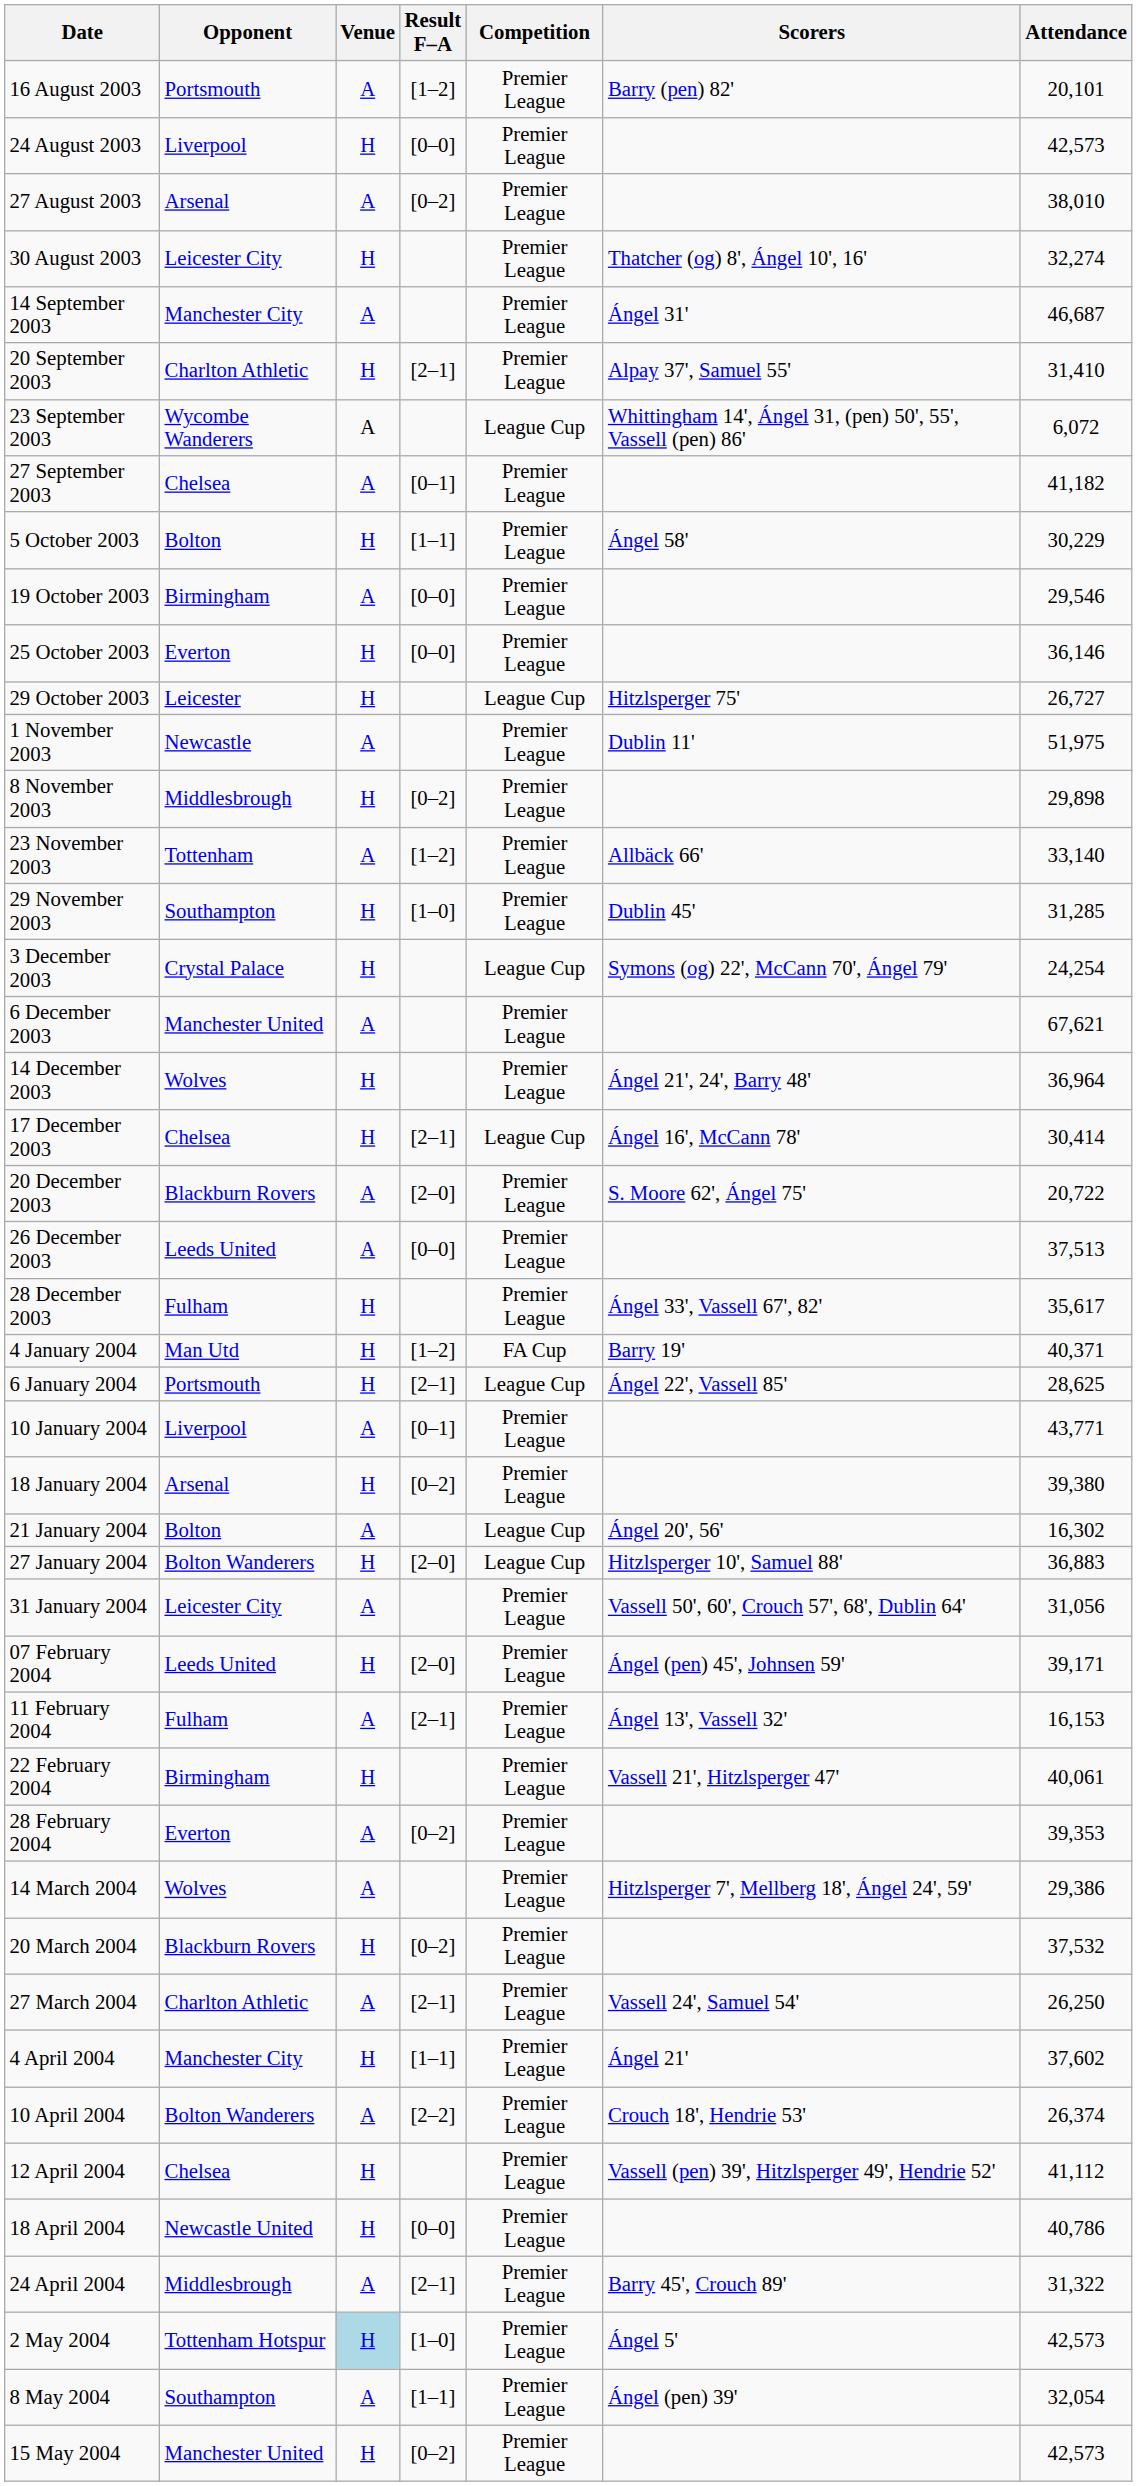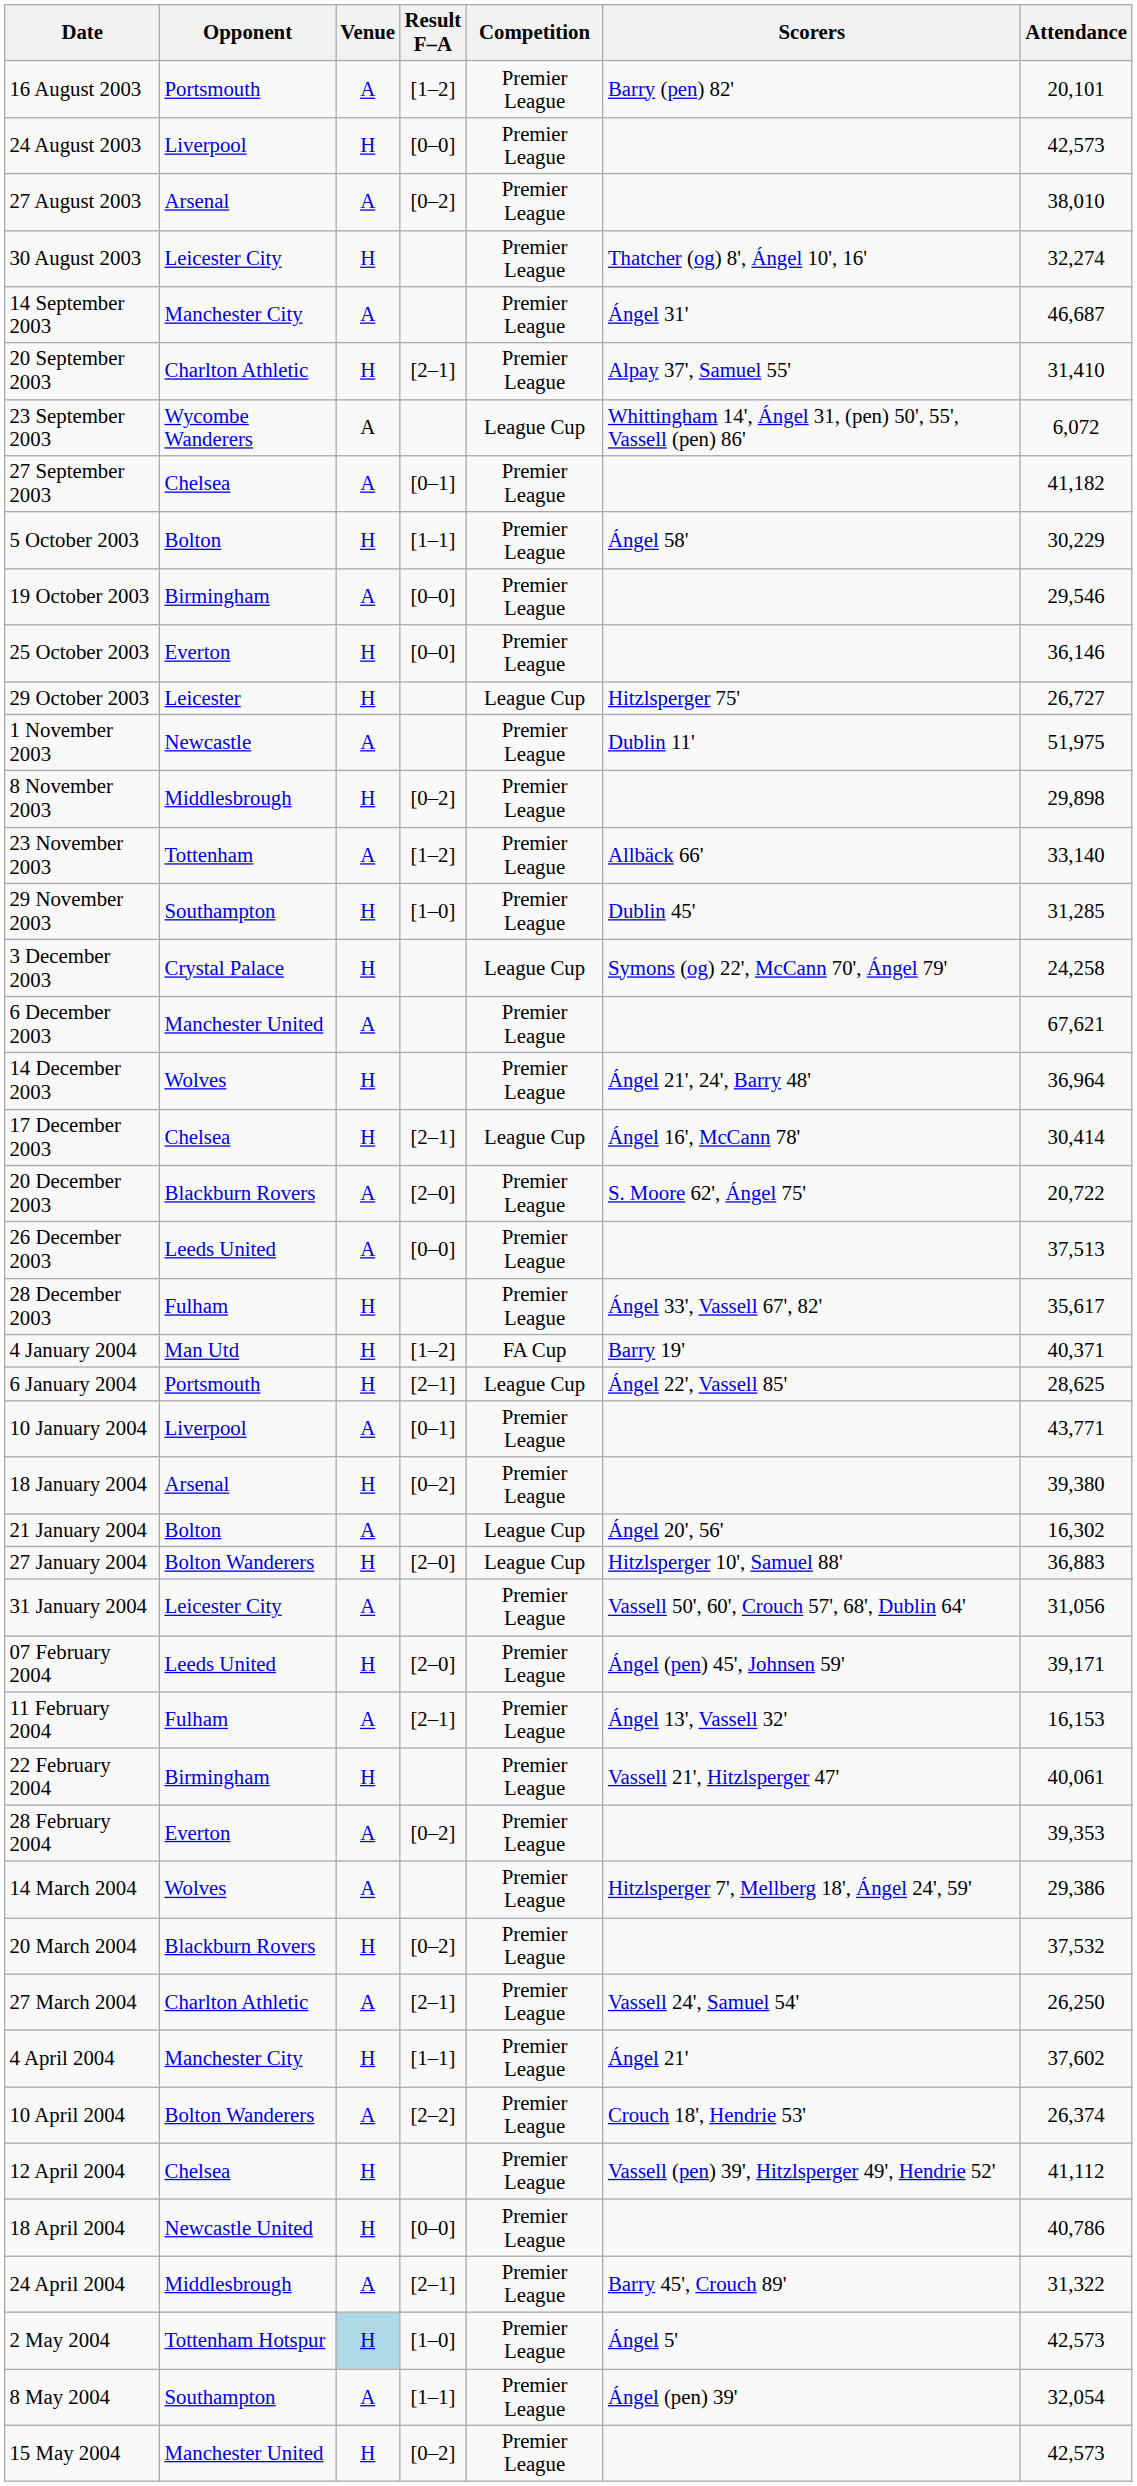(1076, 967) 24,254 -> (1076, 967) 24,258
